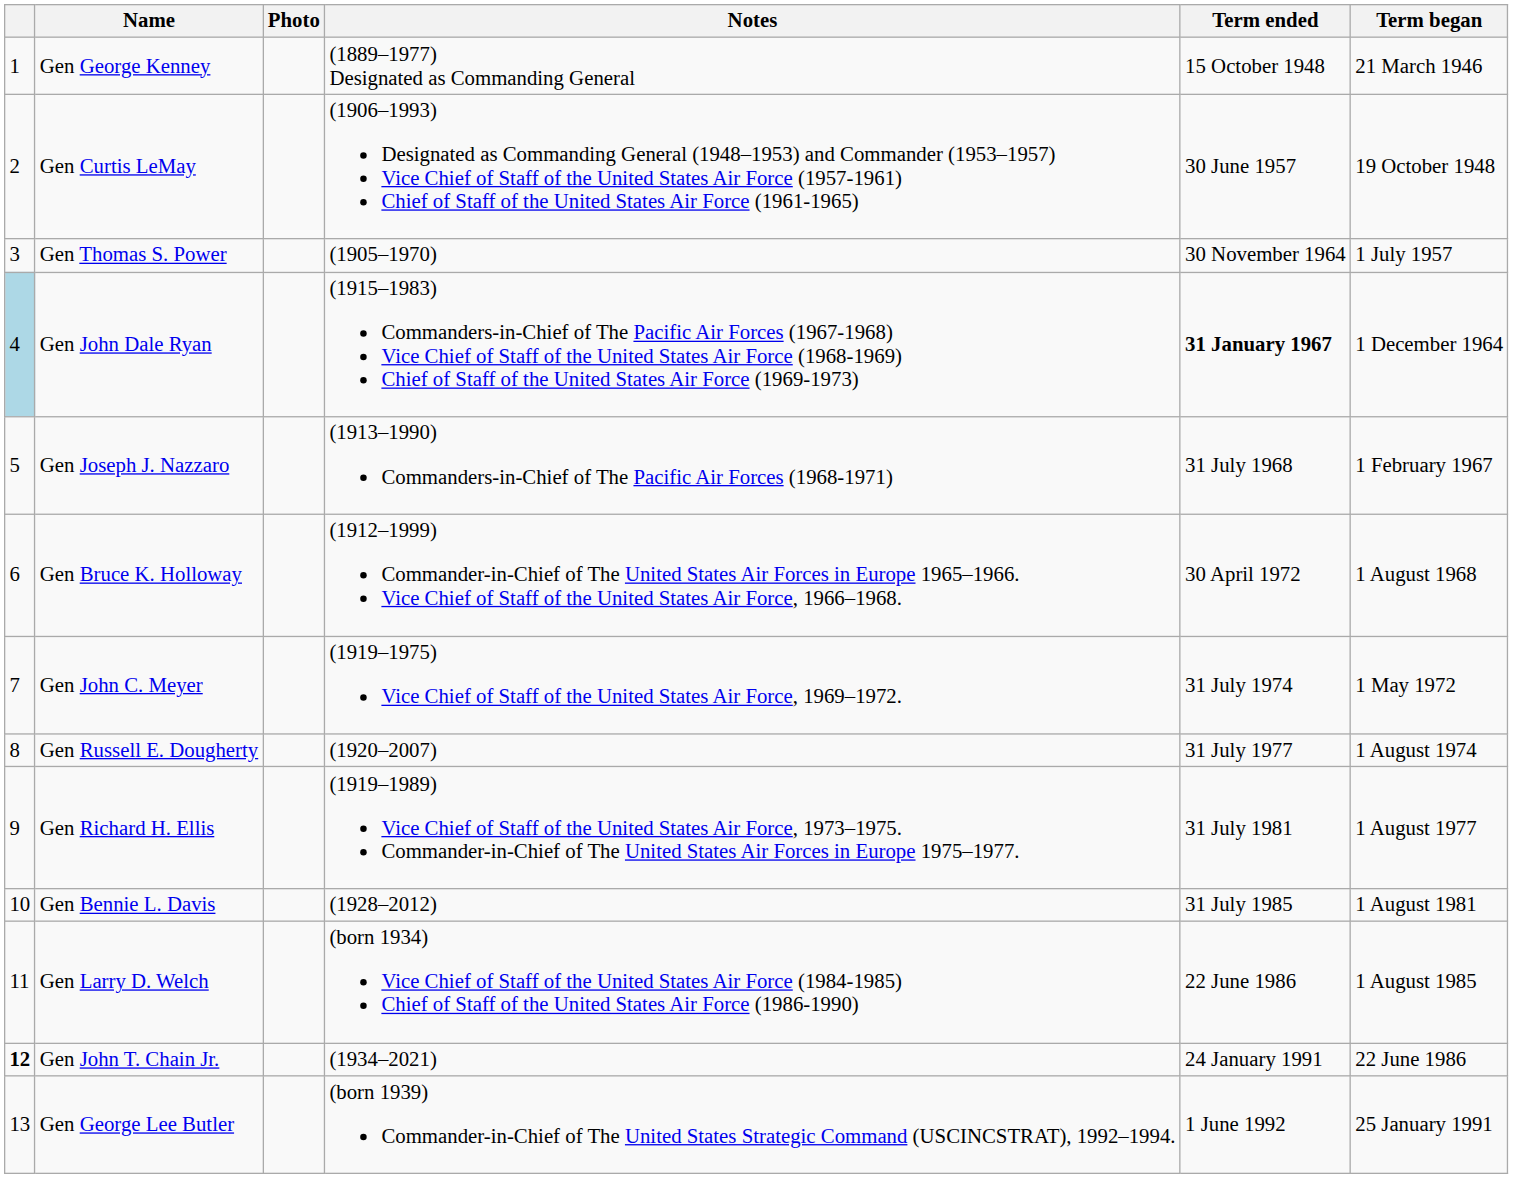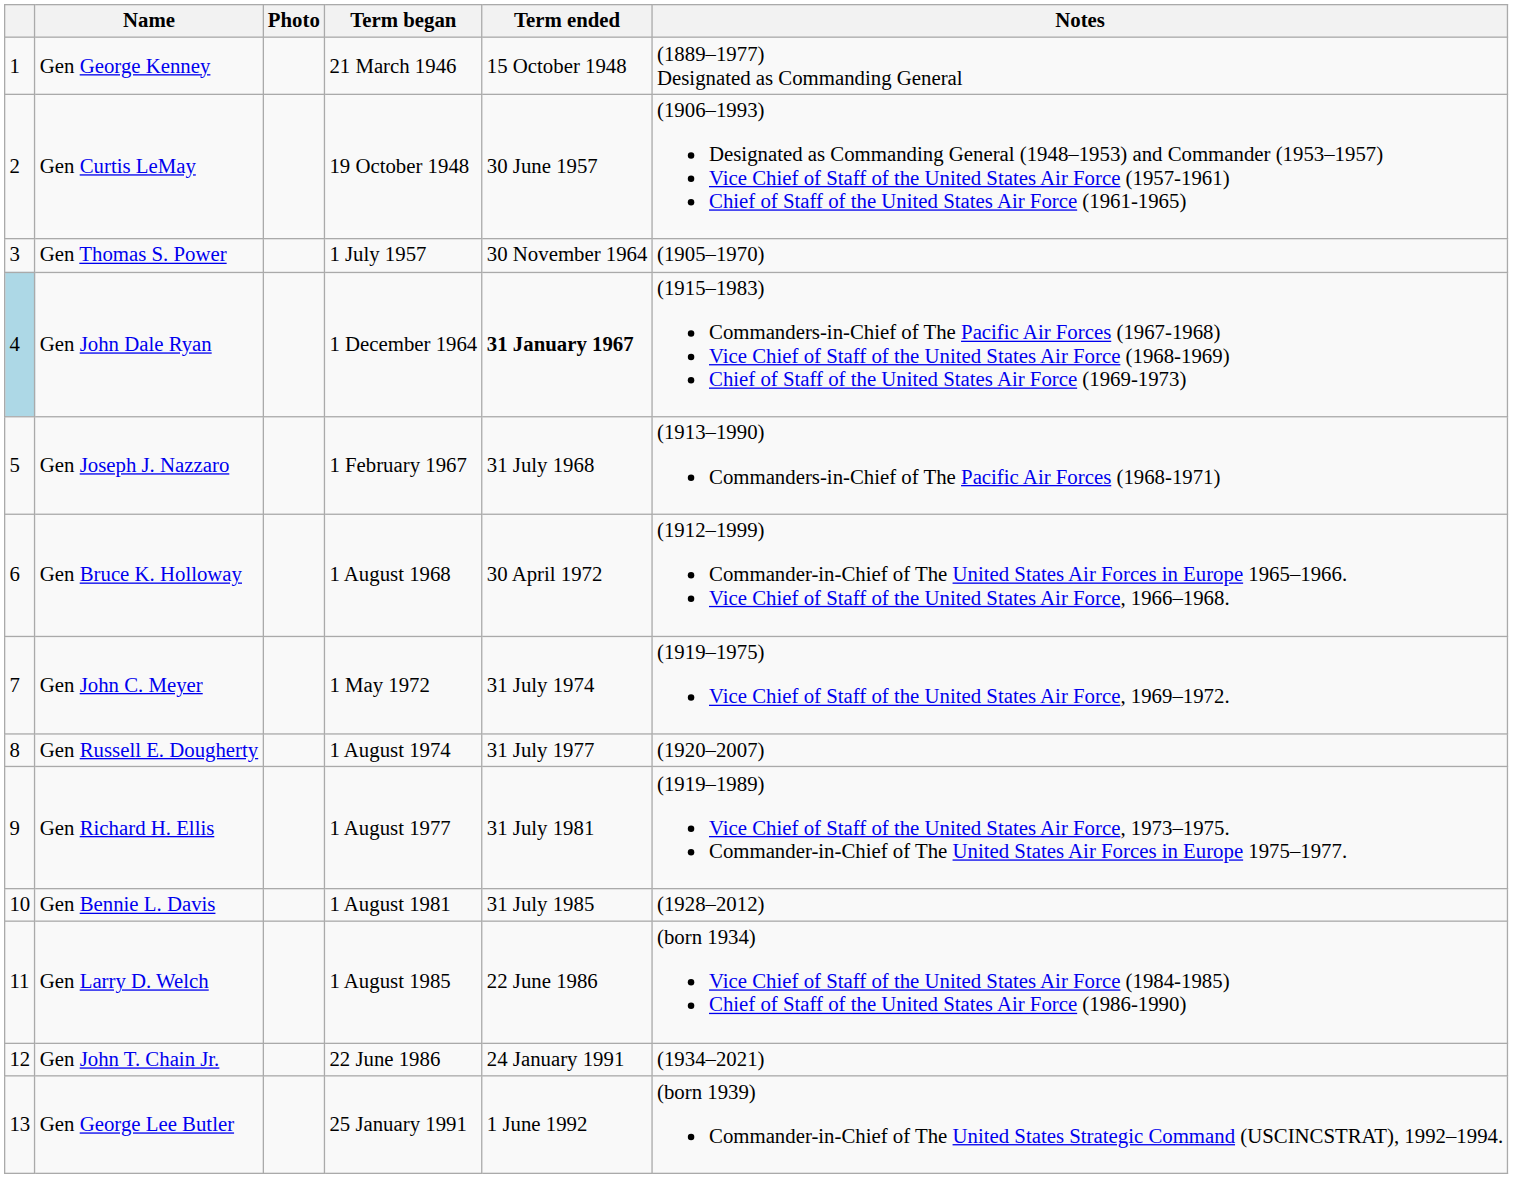columns swapped: (1429, 20) <-> (752, 20)
(20, 1059) bold -> (20, 1059) normal
